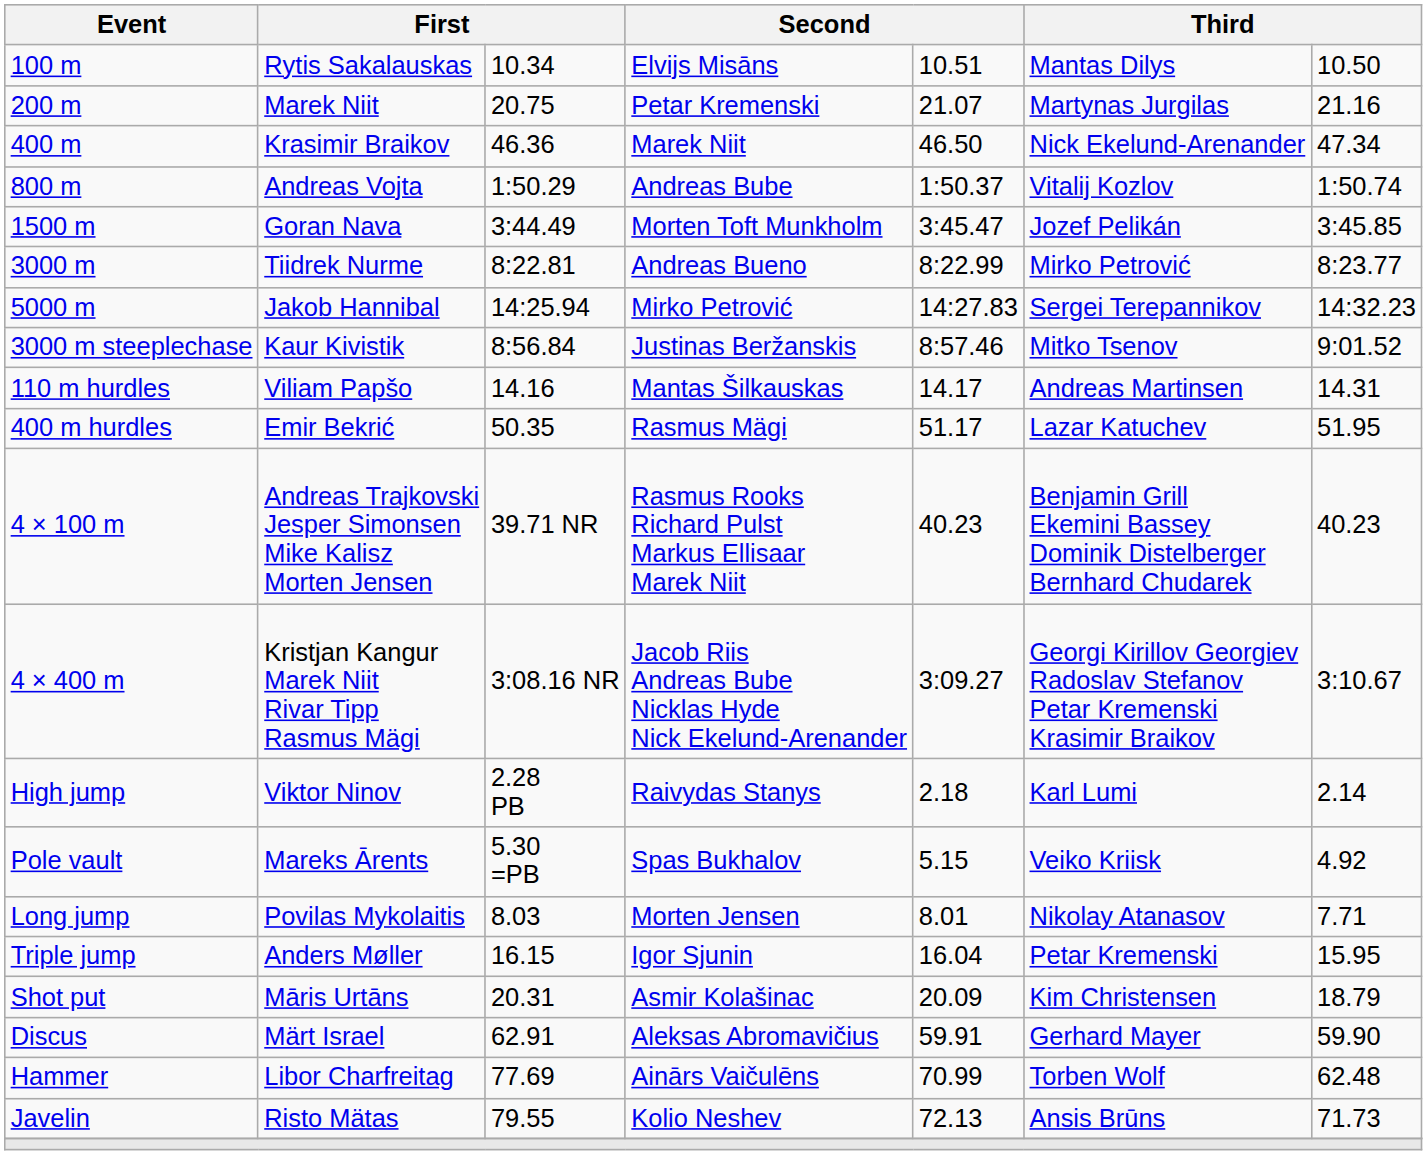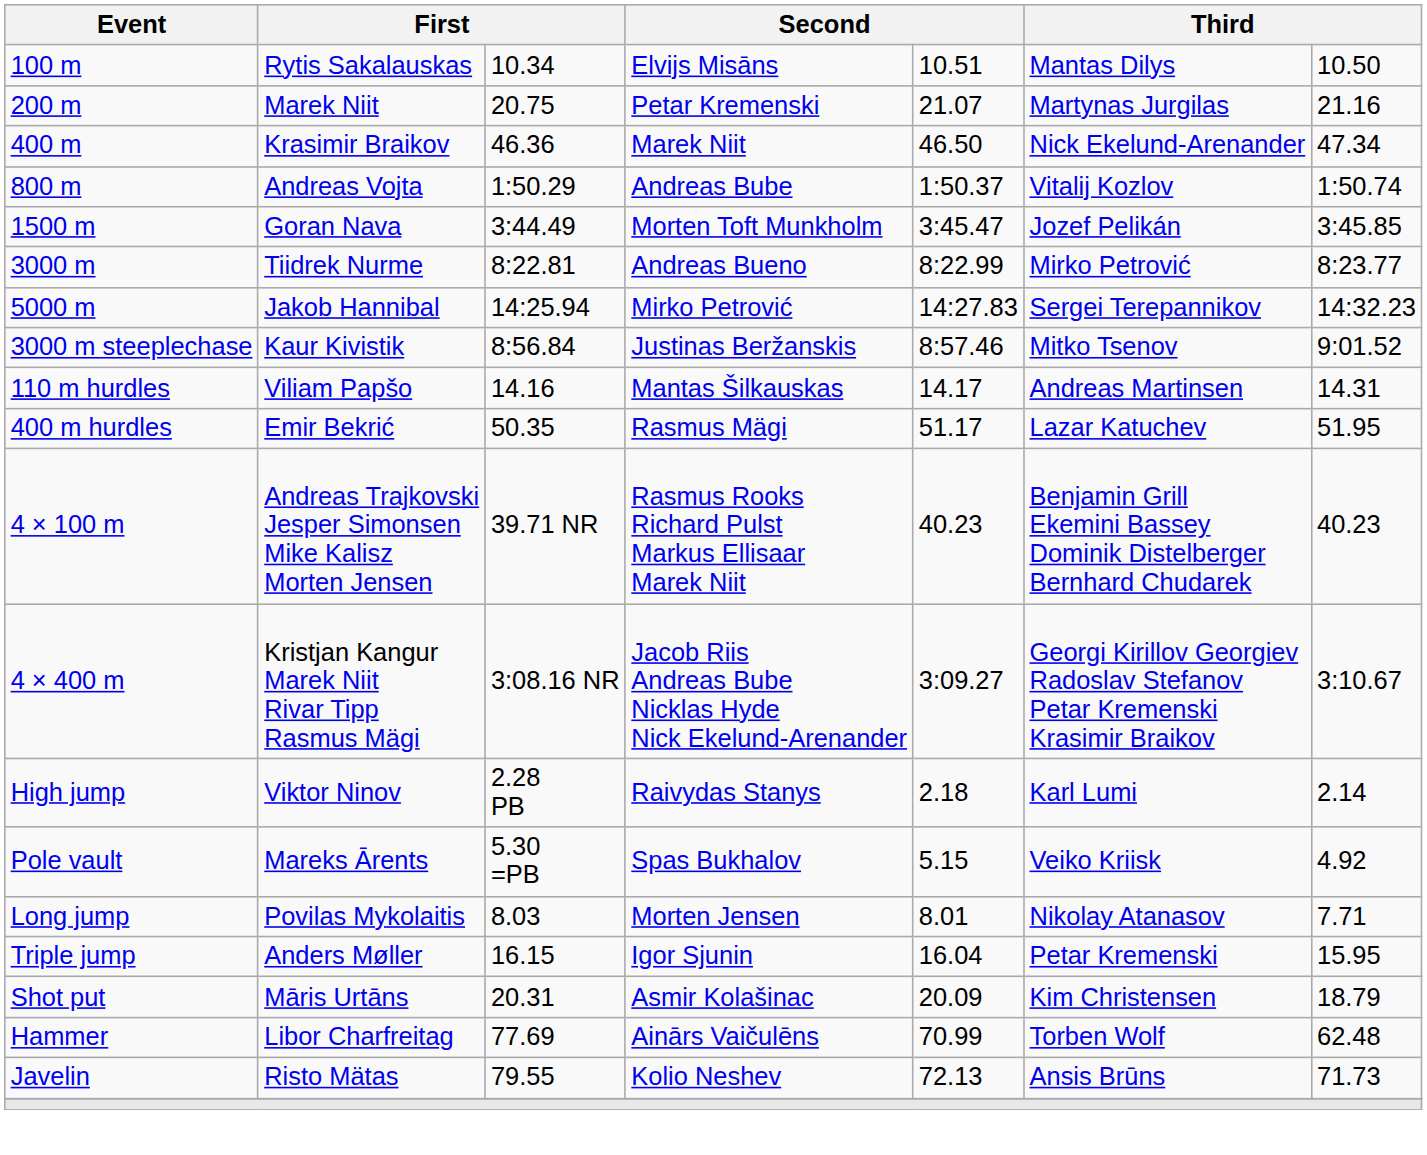- row: (49, 1037)
